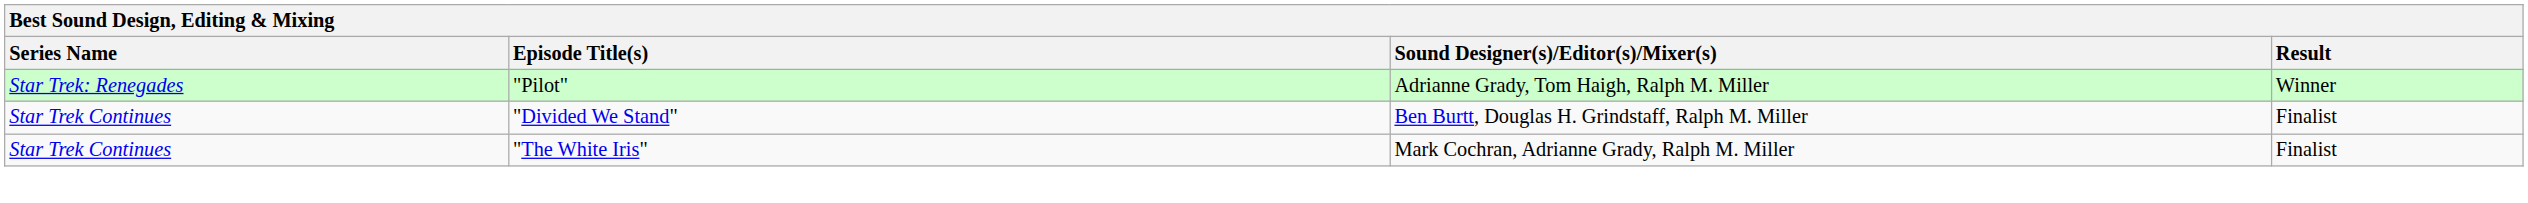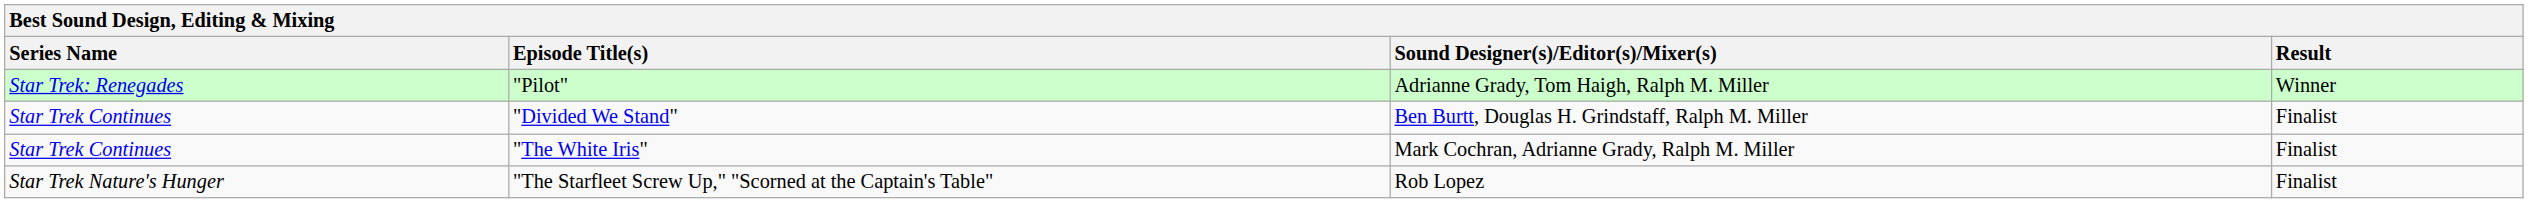+ row: (753, 181)
